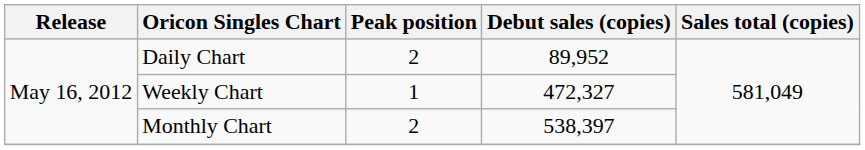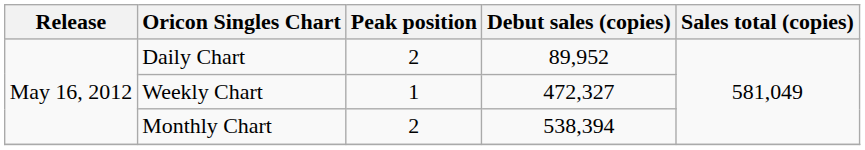(579, 126) 538,397 -> (579, 126) 538,394
